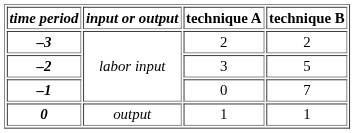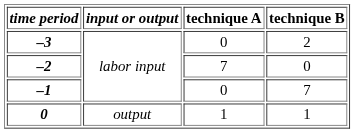(224, 42) 2 -> (224, 42) 0
(224, 66) 3 -> (224, 66) 7
(307, 66) 5 -> (307, 66) 0
